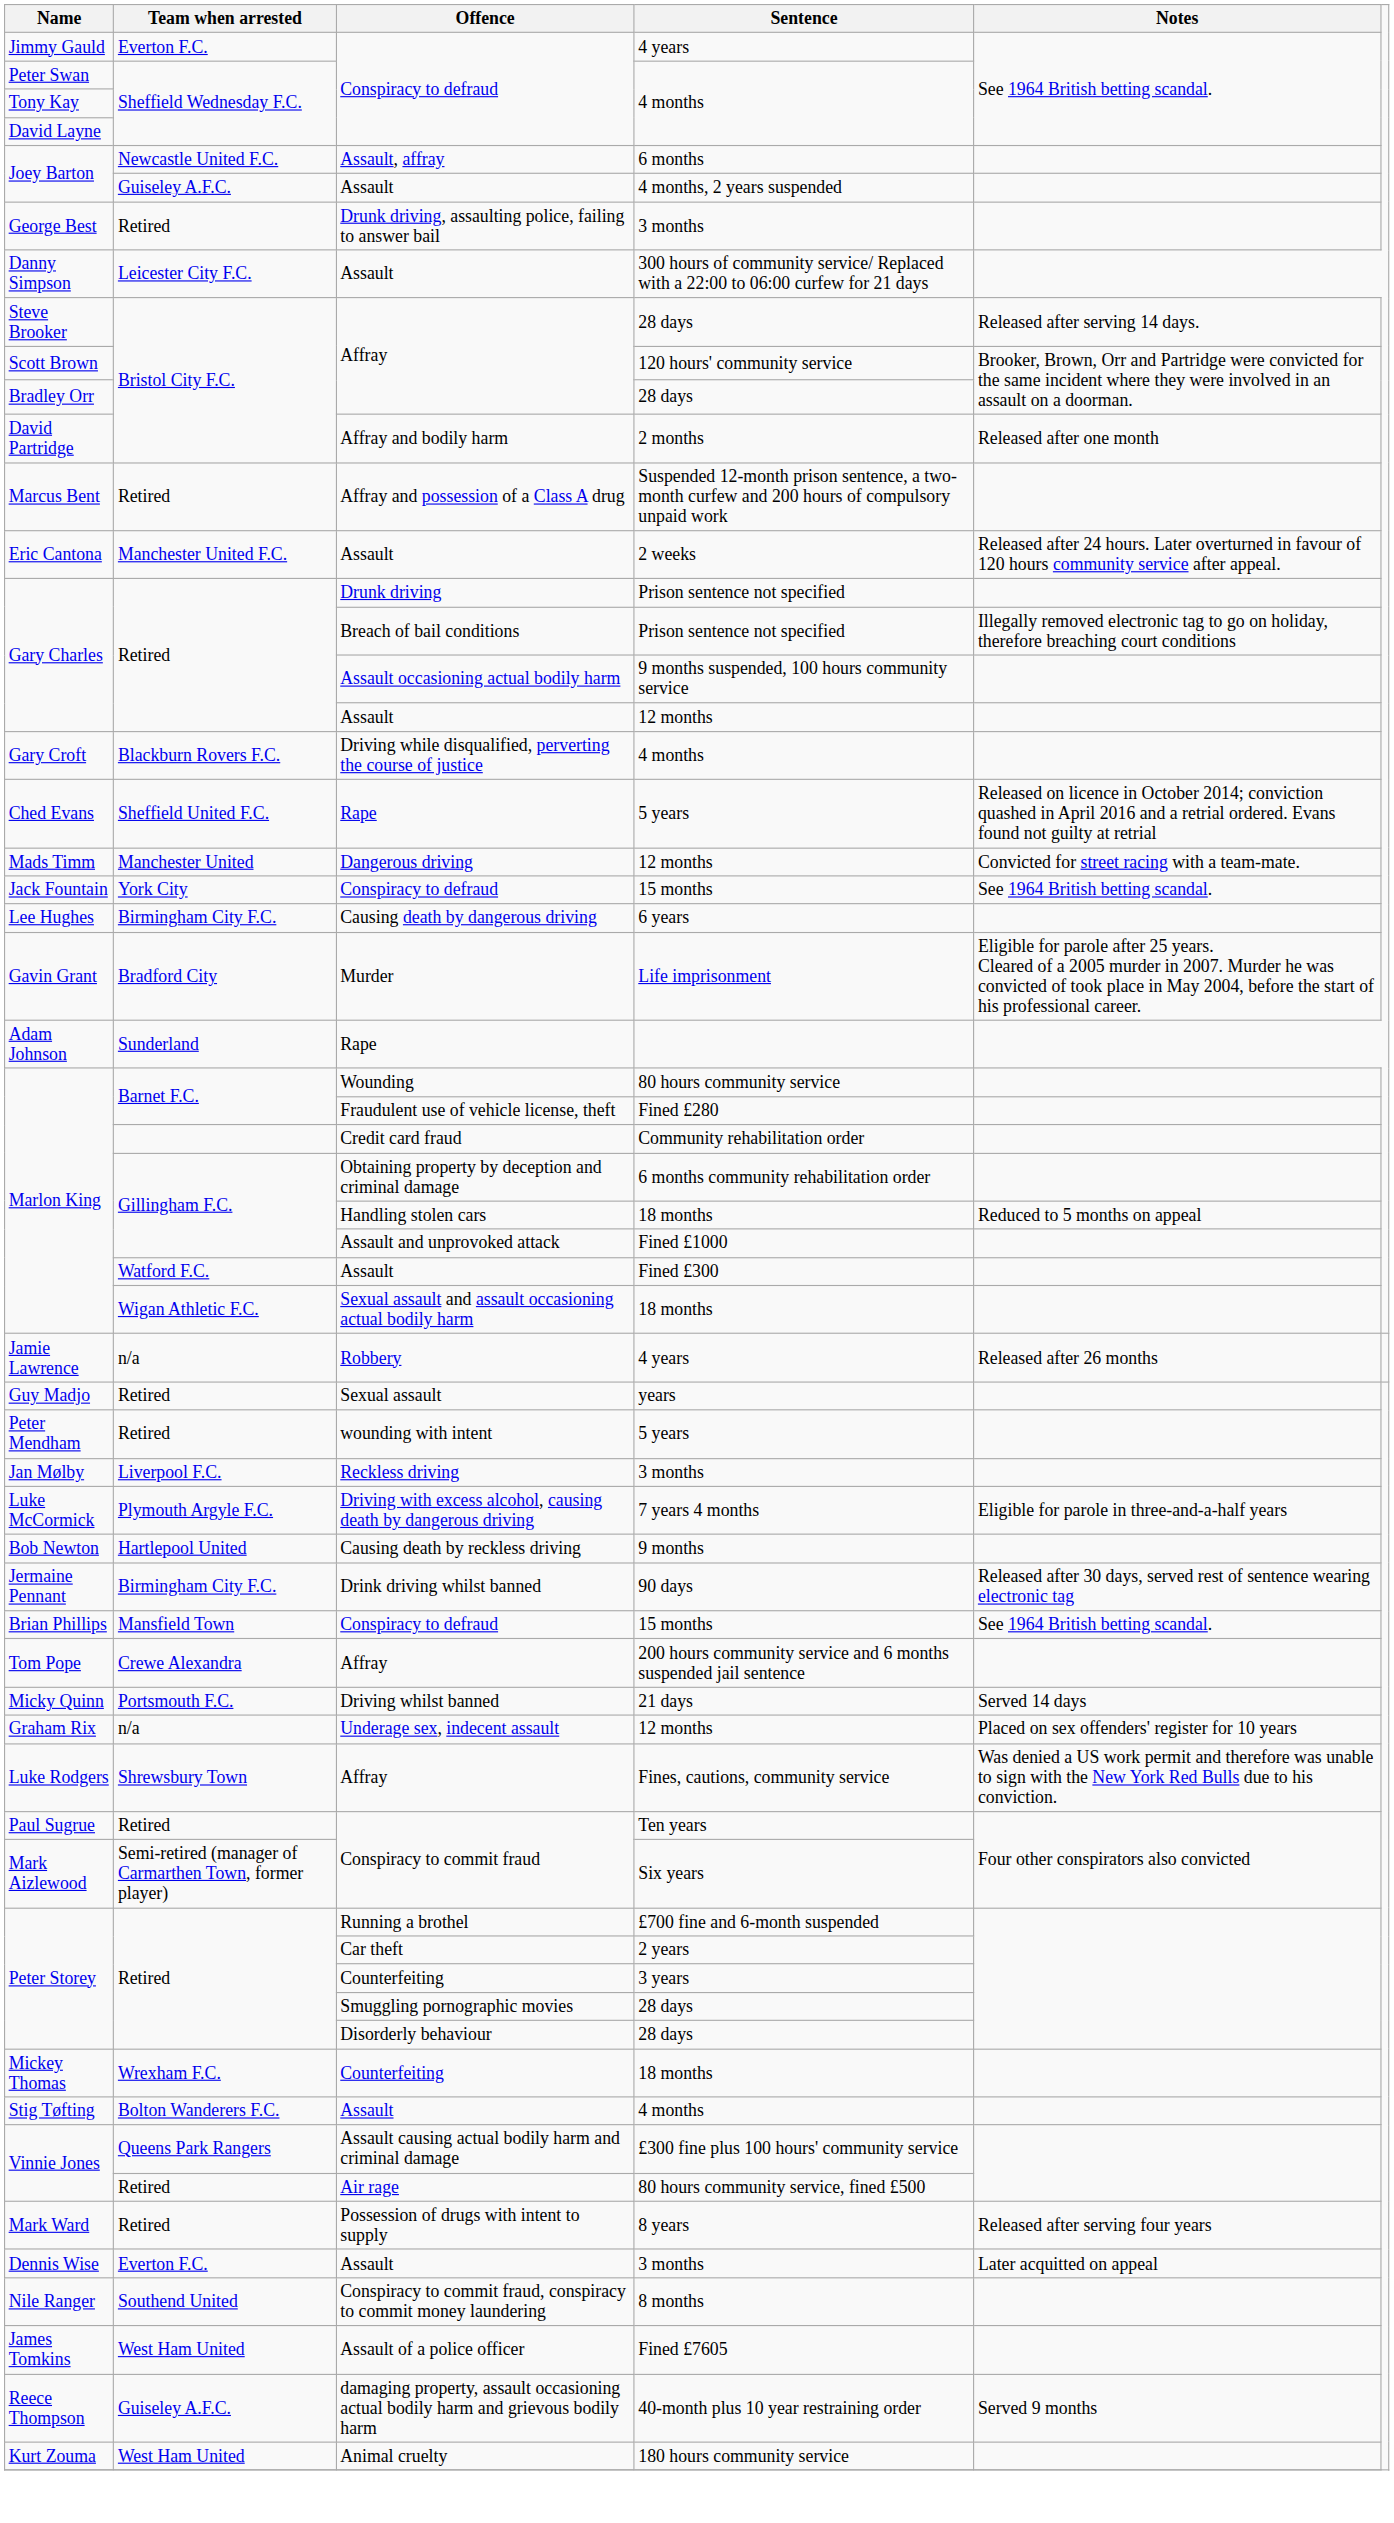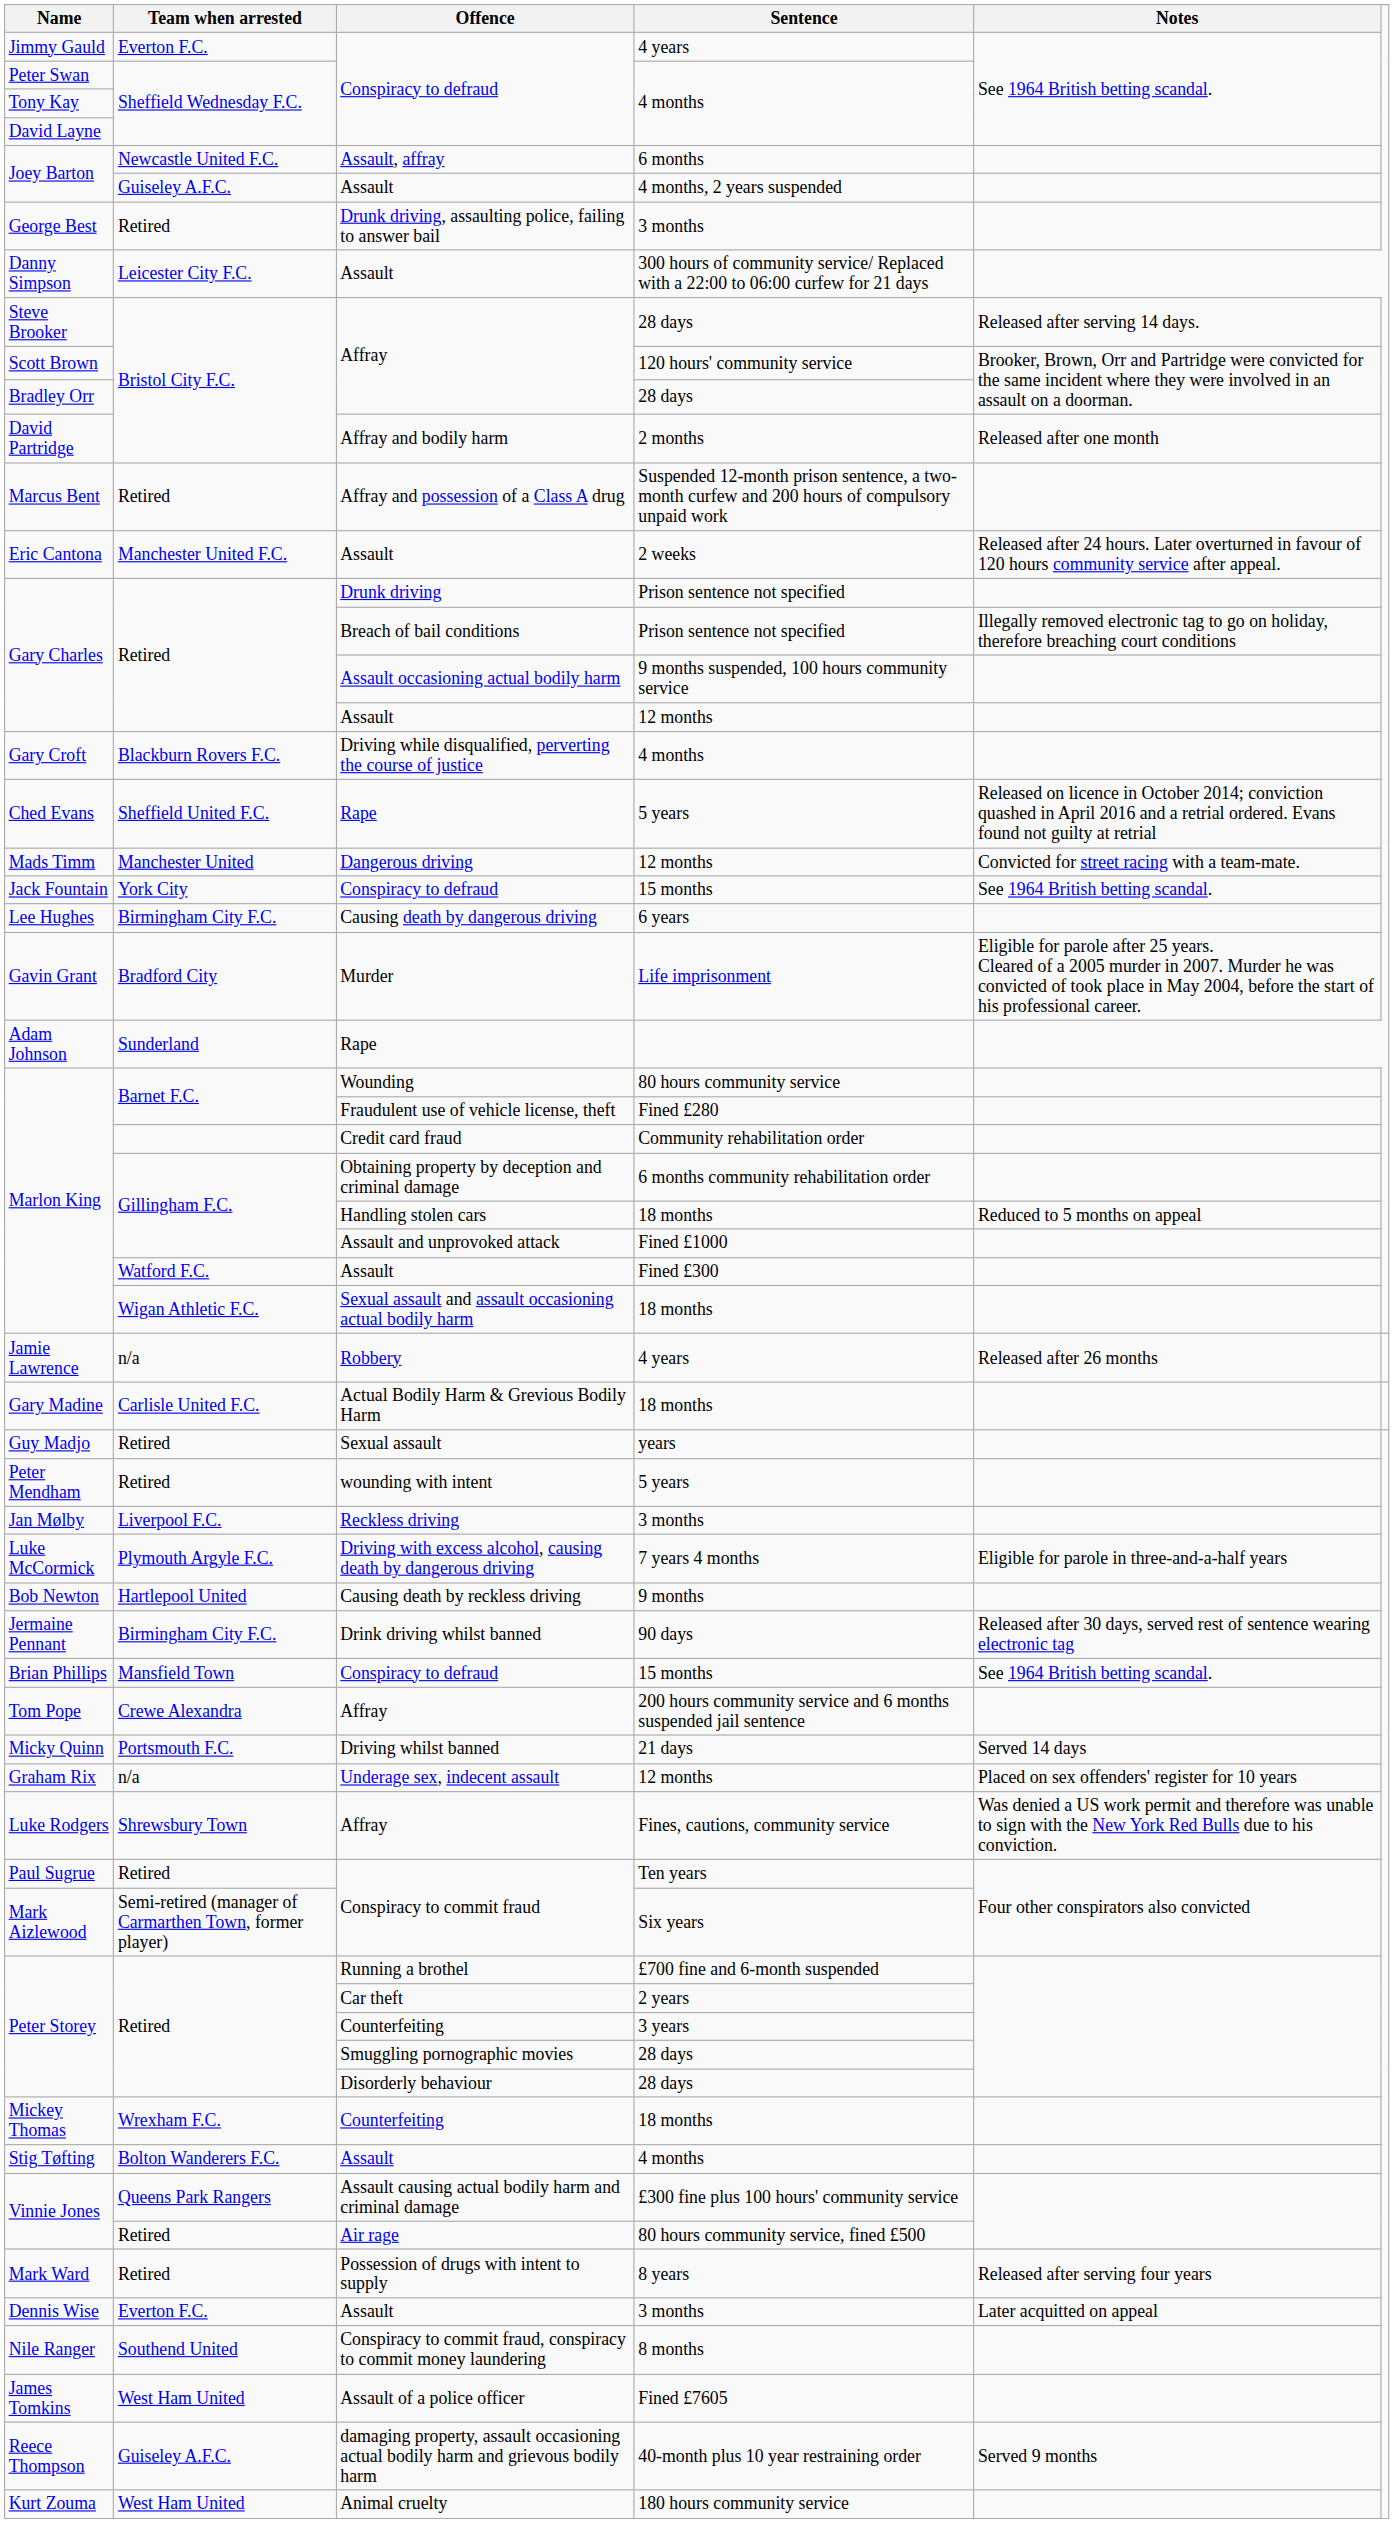+ row: (56, 1405)
